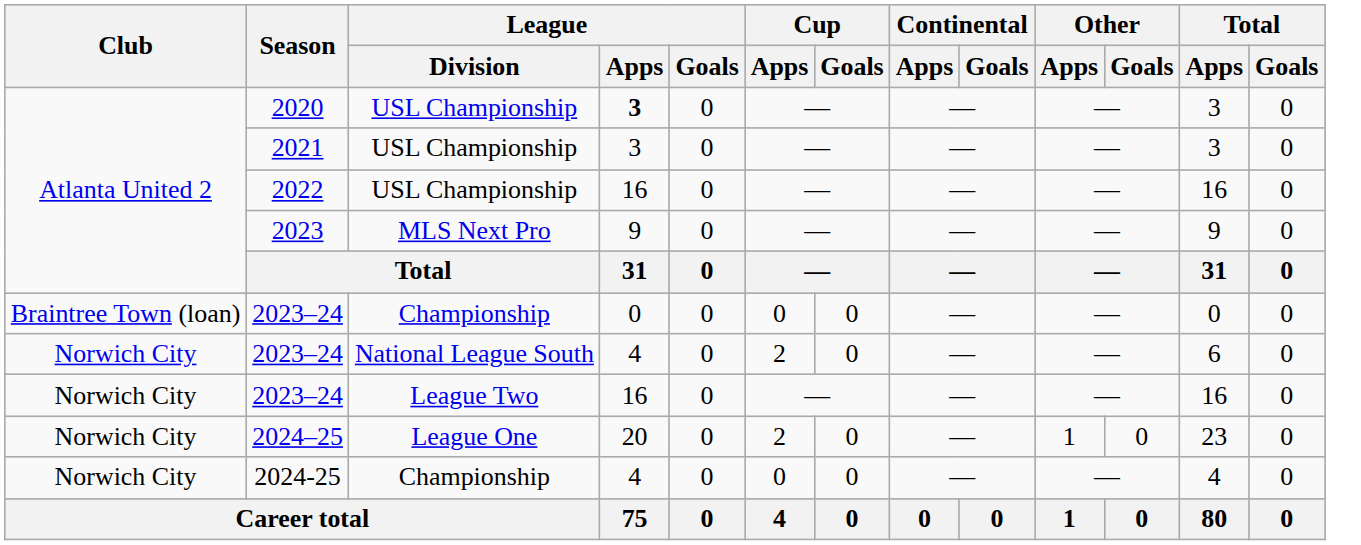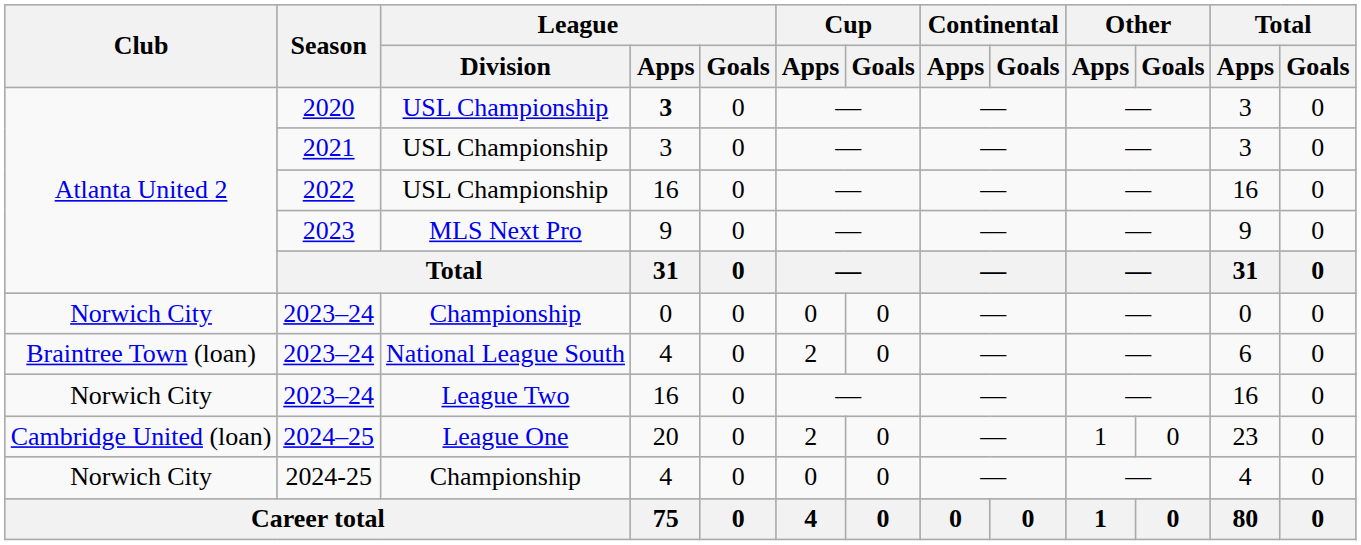(126, 312) Braintree Town (loan) -> (141, 312) Norwich City
(126, 353) Norwich City -> (141, 353) Braintree Town (loan)
(126, 436) Norwich City -> (141, 436) Cambridge United (loan)
